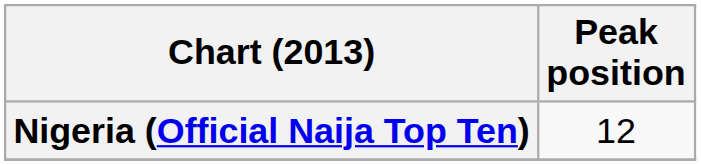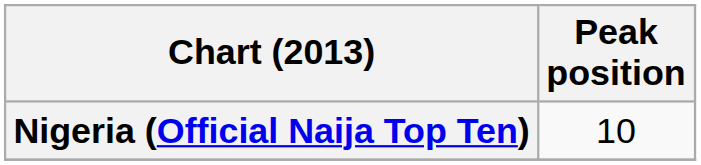(616, 130) 12 -> (616, 130) 10
